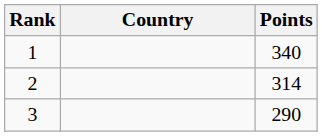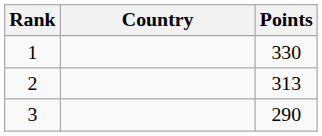(286, 51) 340 -> (286, 51) 330
(286, 83) 314 -> (286, 83) 313
